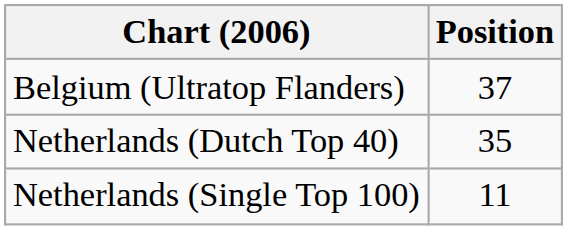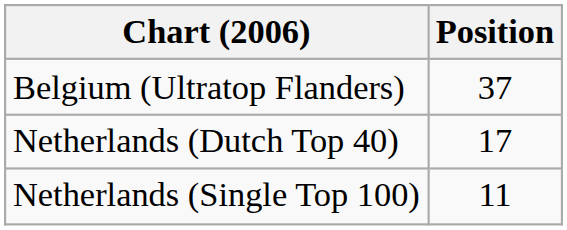(495, 140) 35 -> (495, 140) 17
